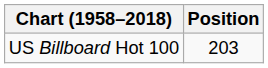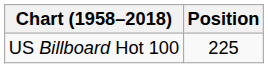(223, 47) 203 -> (223, 47) 225
